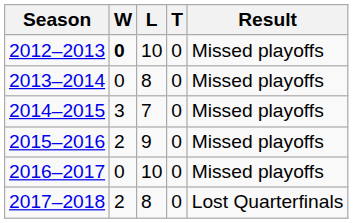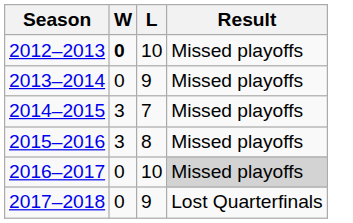- column: (177, 19)
(146, 80) 8 -> (146, 80) 9
(119, 141) 2 -> (119, 141) 3
(146, 141) 9 -> (146, 141) 8
(258, 171) no background -> (237, 171) lightgrey background
(119, 202) 2 -> (119, 202) 0
(146, 202) 8 -> (146, 202) 9
